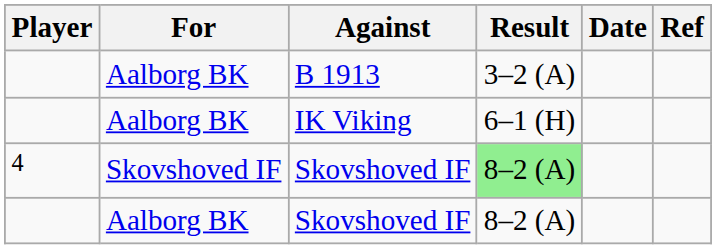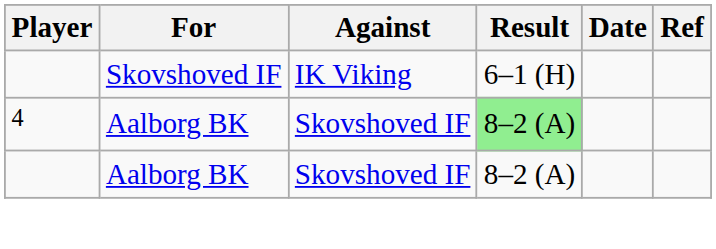- row: (52, 74)
(177, 119) Aalborg BK -> (194, 73) Skovshoved IF
(194, 170) Skovshoved IF -> (177, 123) Aalborg BK
